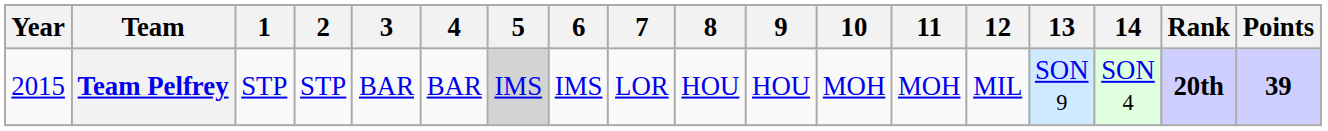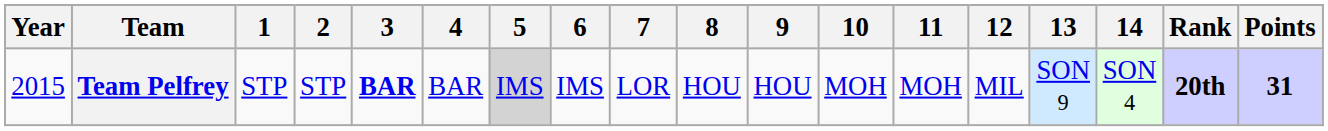(386, 86) normal -> (387, 86) bold
(1278, 86) 39 -> (1280, 86) 31
